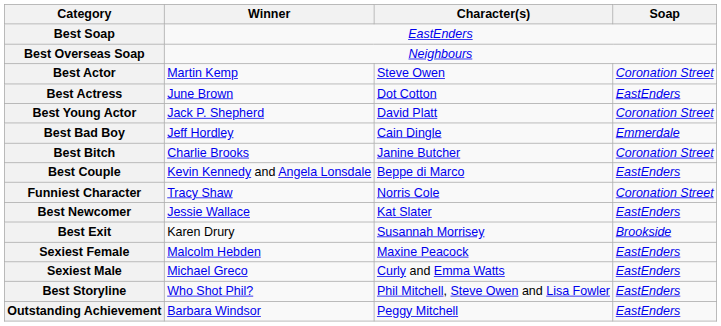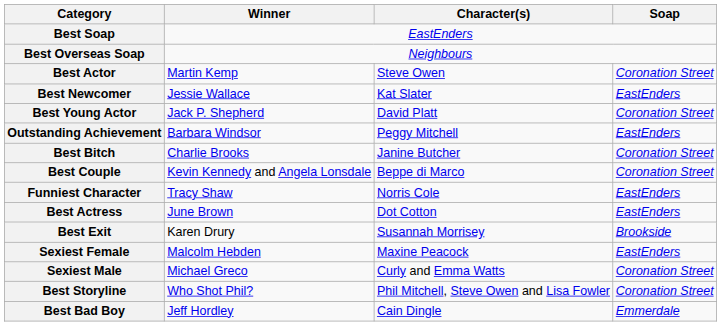rows swapped: (84, 93) <-> (84, 212)
rows swapped: (84, 133) <-> (84, 311)
(648, 172) EastEnders -> (665, 172) Coronation Street
(665, 192) Coronation Street -> (648, 192) EastEnders
(648, 271) EastEnders -> (665, 271) Coronation Street
(648, 291) EastEnders -> (665, 291) Coronation Street
